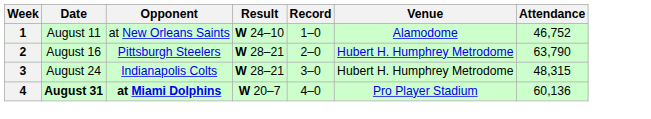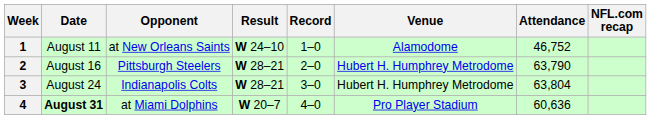+ column: (617, 20)
(552, 71) 48,315 -> (552, 85) 63,804
(169, 91) bold -> (169, 104) normal
(552, 91) 60,136 -> (552, 104) 60,636
